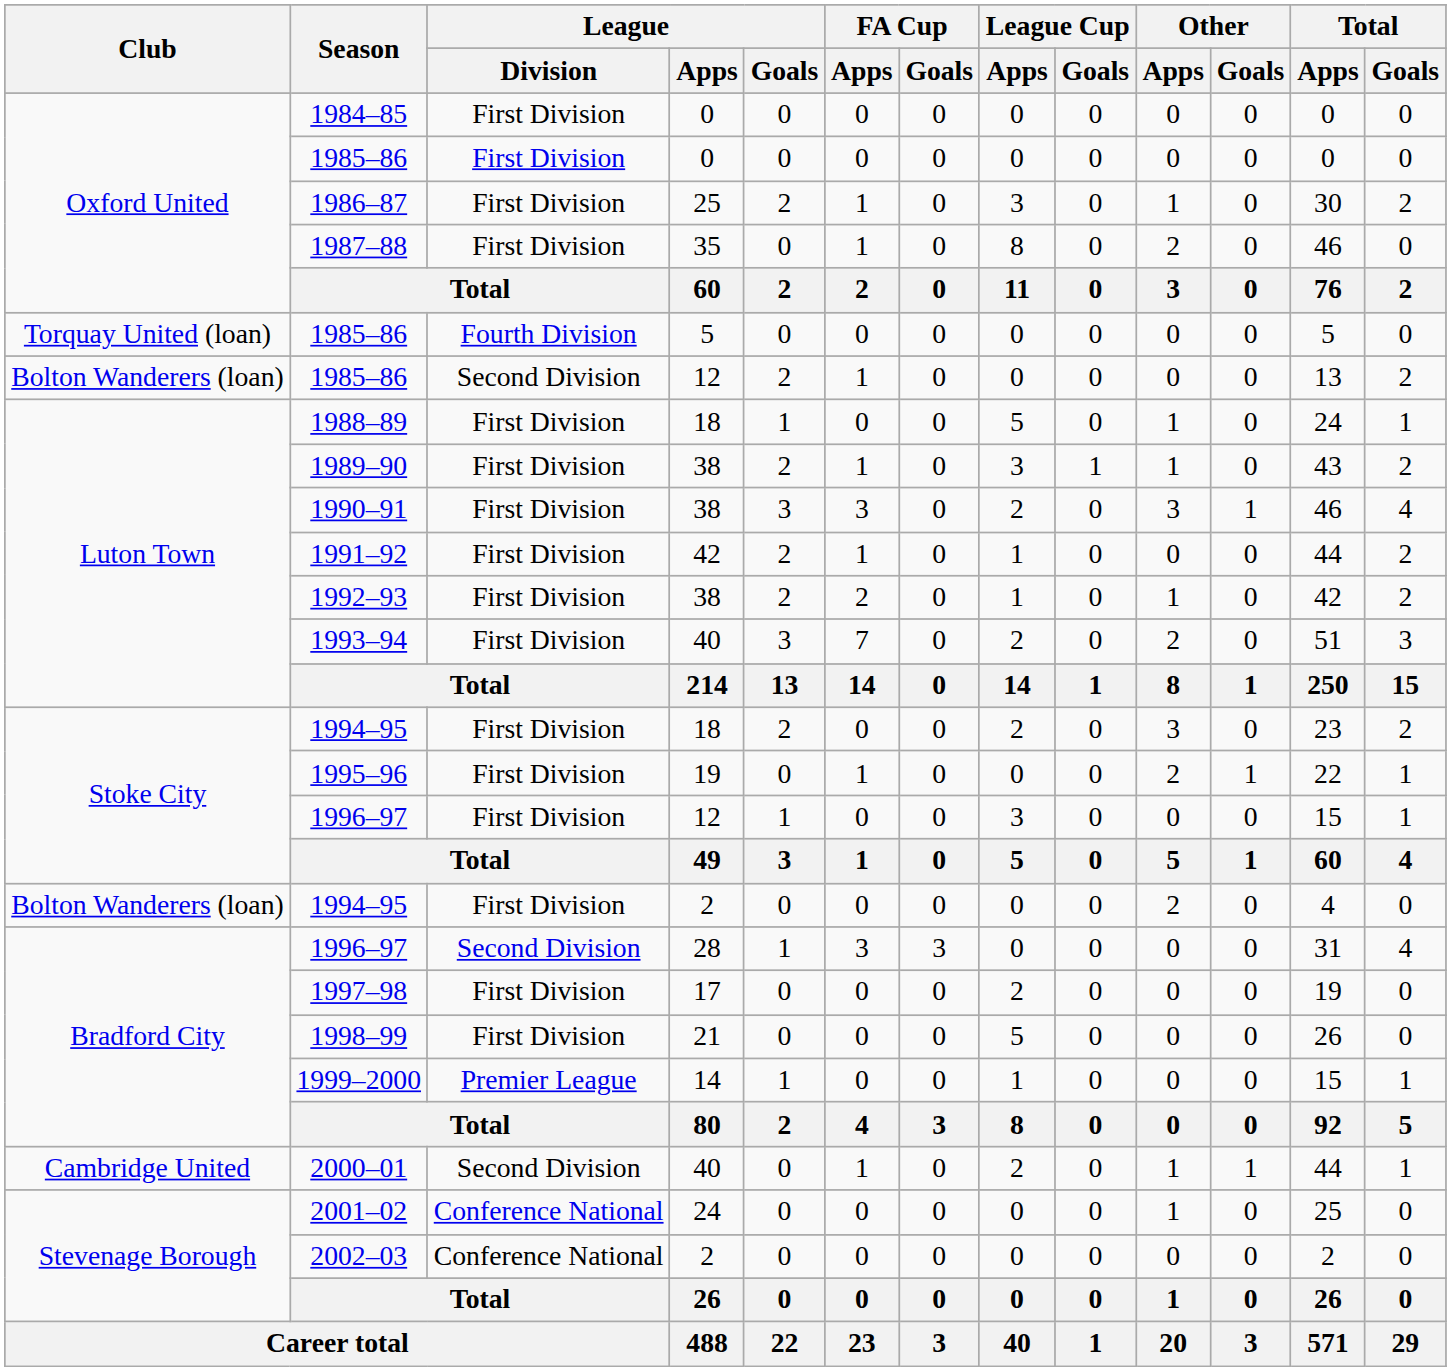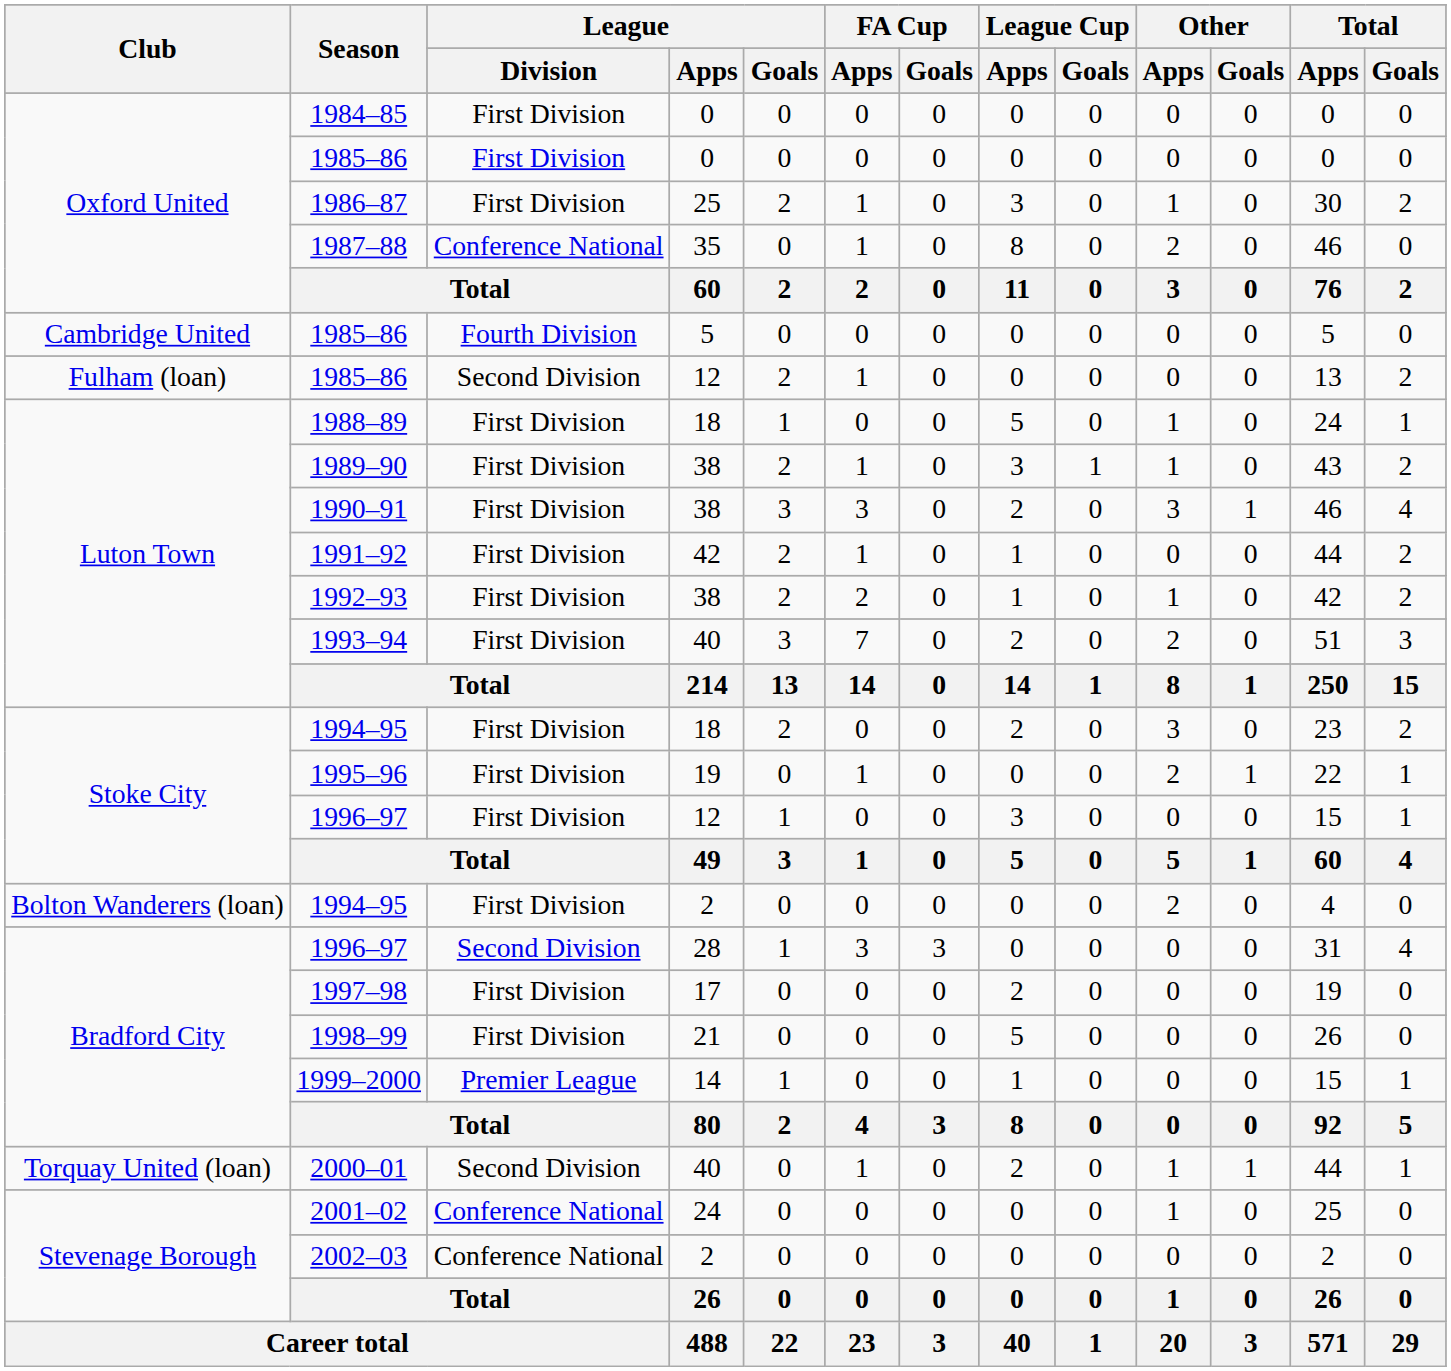(549, 245) First Division -> (549, 245) Conference National
(147, 333) Torquay United (loan) -> (147, 333) Cambridge United
(147, 377) Bolton Wanderers (loan) -> (147, 377) Fulham (loan)
(147, 1167) Cambridge United -> (147, 1167) Torquay United (loan)
